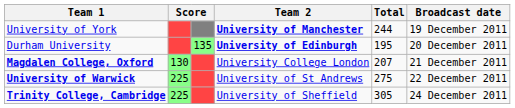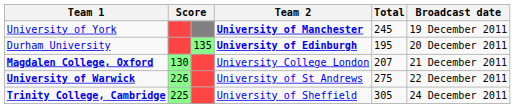(383, 29) 244 -> (383, 29) 245
(180, 79) 225 -> (180, 79) 226
